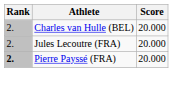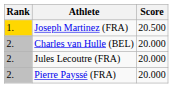+ row: (81, 28)
(10, 59) bold -> (10, 75) normal
